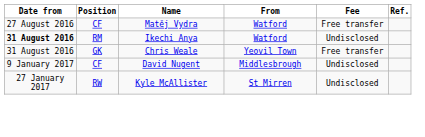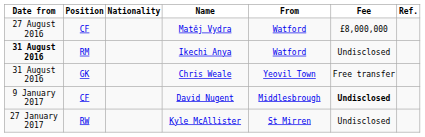+ column: (134, 11)
(352, 24) Free transfer -> (364, 29) £8,000,000
(352, 64) normal -> (364, 97) bold
